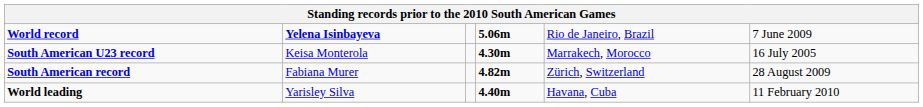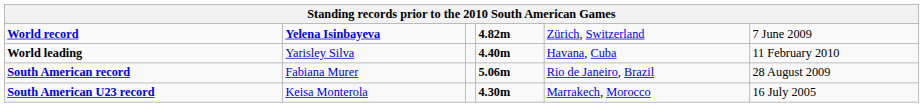(494, 33) 5.06m -> (494, 33) 4.82m
(600, 33) Rio de Janeiro, Brazil -> (596, 33) Zürich, Switzerland
rows swapped: (45, 92) <-> (81, 53)
(494, 72) 4.82m -> (494, 72) 5.06m
(596, 72) Zürich, Switzerland -> (600, 72) Rio de Janeiro, Brazil
